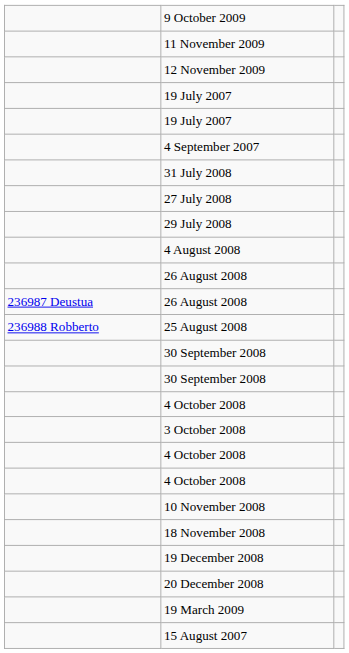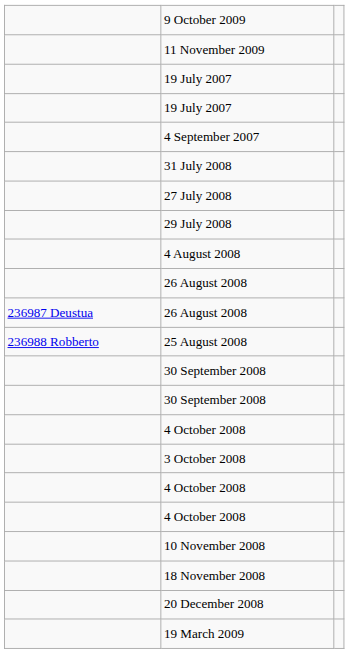- row: (83, 70)
- row: (83, 558)
- row: (83, 636)
